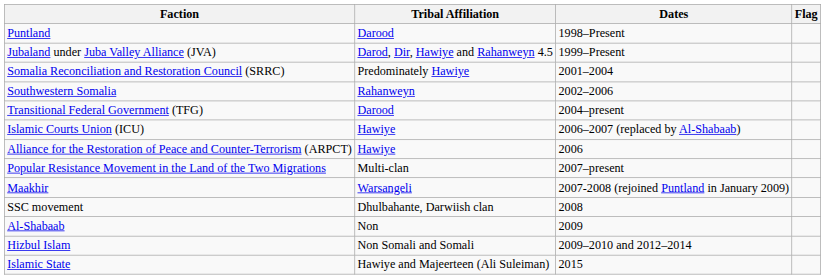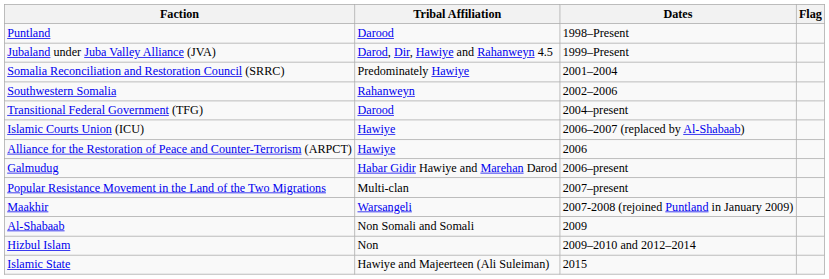+ row: (33, 168)
- row: (45, 206)
(368, 226) Non -> (416, 226) Non Somali and Somali
(416, 245) Non Somali and Somali -> (368, 245) Non
